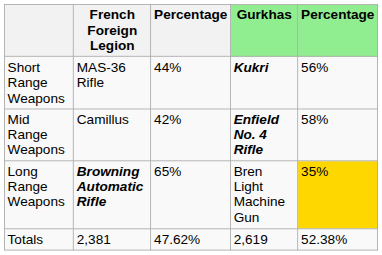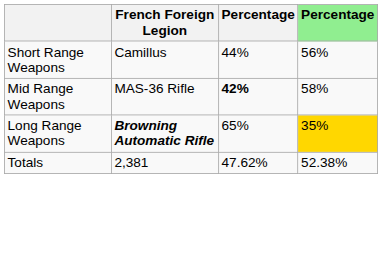- column: (264, 15)
(101, 75) MAS-36 Rifle -> (140, 52) Camillus
(103, 119) Camillus -> (154, 89) MAS-36 Rifle
(168, 119) normal -> (235, 89) bold
